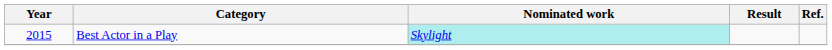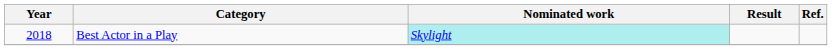(39, 34) 2015 -> (39, 34) 2018
